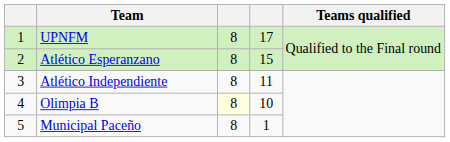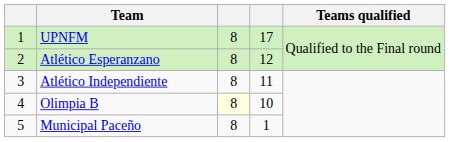(266, 59) 15 -> (266, 59) 12
